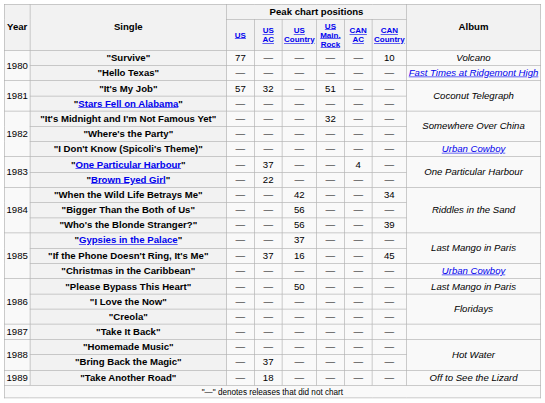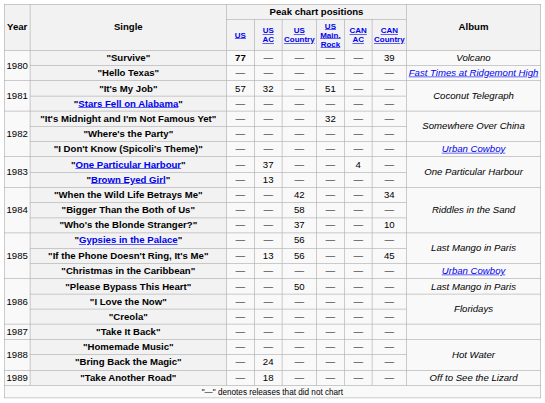(240, 58) normal -> (240, 58) bold
(389, 58) 10 -> (389, 58) 39
(268, 179) 22 -> (268, 179) 13
(299, 210) 56 -> (299, 210) 58
(299, 225) 56 -> (299, 225) 37
(389, 225) 39 -> (389, 225) 10
(299, 240) 37 -> (299, 240) 56
(268, 256) 37 -> (268, 256) 13
(299, 256) 16 -> (299, 256) 56
(268, 362) 37 -> (268, 362) 24
